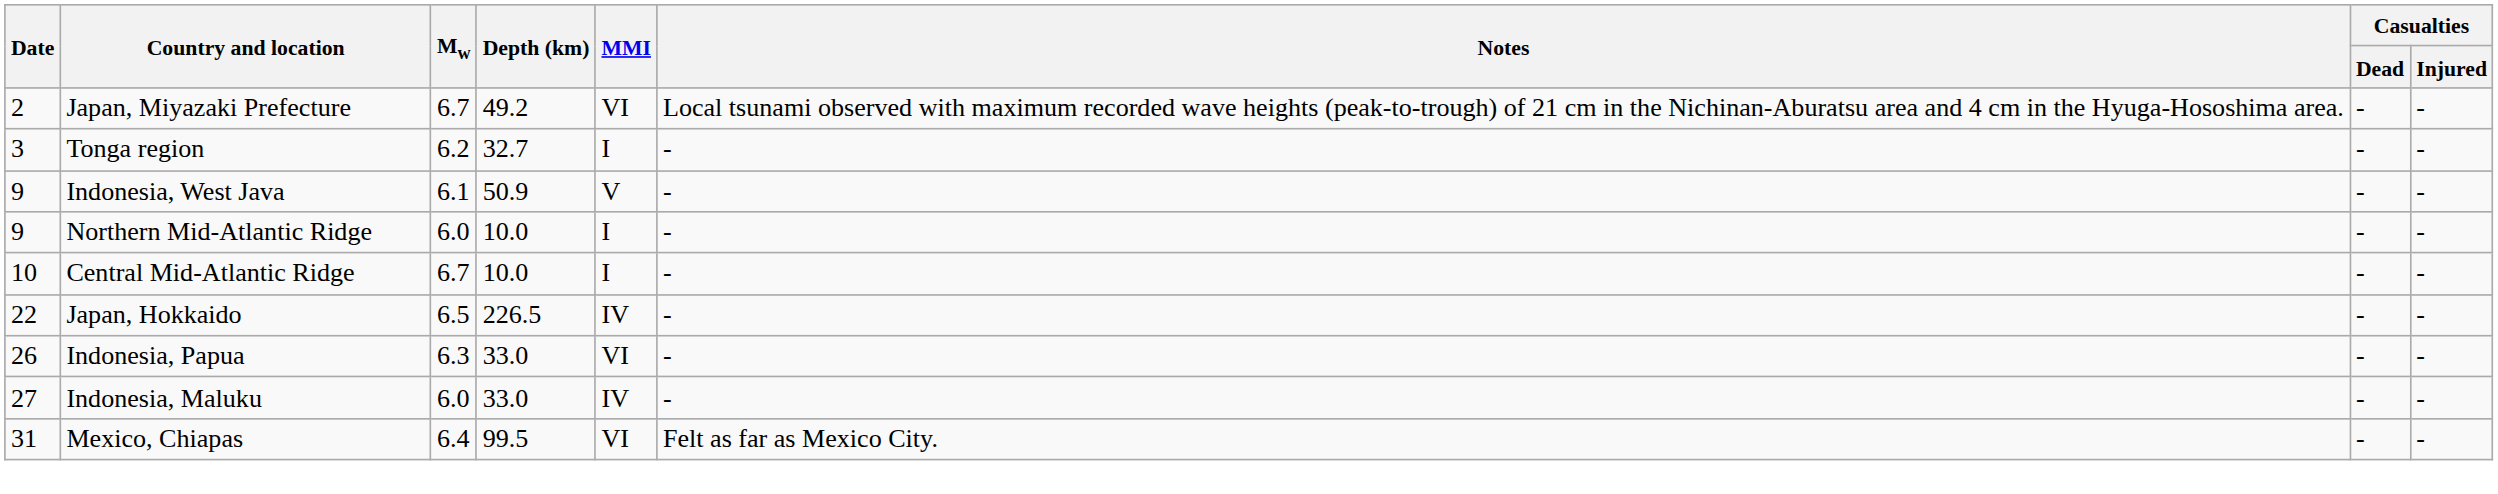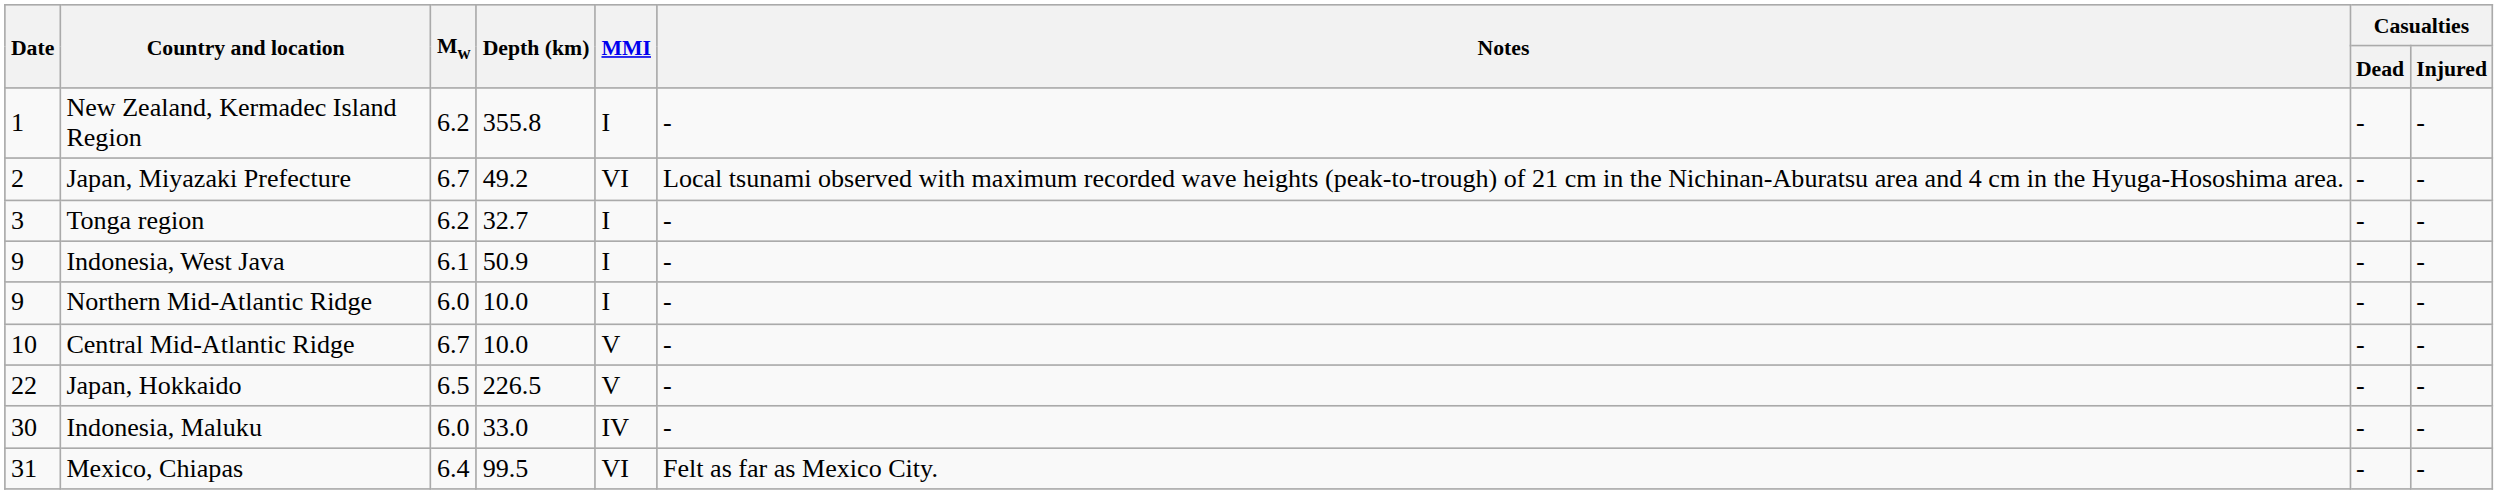+ row: (231, 122)
(611, 190) V -> (606, 261) I
(606, 273) I -> (611, 344) V
(615, 314) IV -> (611, 385) V
- row: (155, 356)
(24, 397) 27 -> (24, 426) 30
